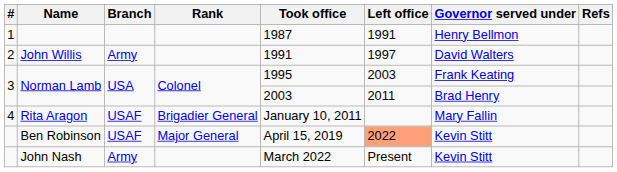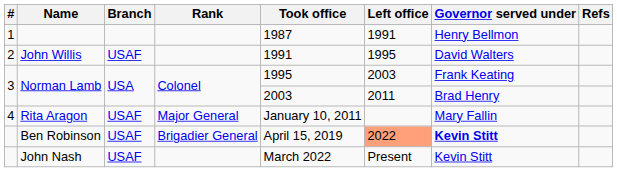(122, 55) Army -> (124, 55) USAF
(382, 55) 1997 -> (382, 55) 1995
(208, 116) Brigadier General -> (198, 116) Major General
(198, 136) Major General -> (208, 136) Brigadier General
(463, 136) normal -> (466, 136) bold
(122, 156) Army -> (124, 156) USAF
